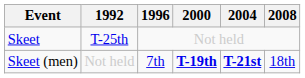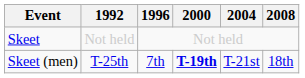(109, 38) T-25th -> (109, 38) Not held
(109, 61) Not held -> (109, 61) T-25th
(242, 61) bold -> (242, 61) normal
